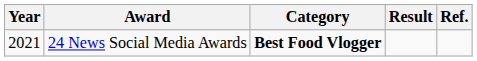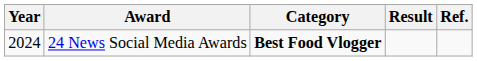(24, 42) 2021 -> (24, 42) 2024
